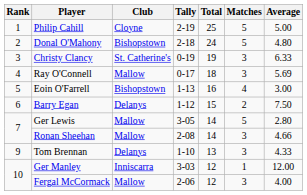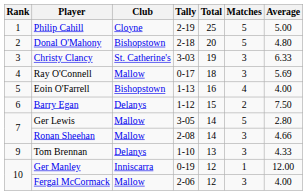(211, 43) 24 -> (211, 43) 20
(186, 58) 0-19 -> (186, 58) 3-03
(283, 89) 3.00 -> (283, 89) 4.00
(186, 167) 3-03 -> (186, 167) 0-19
